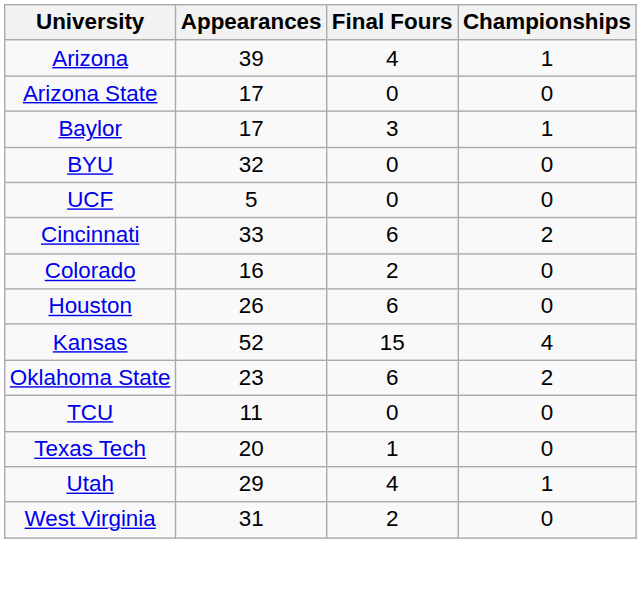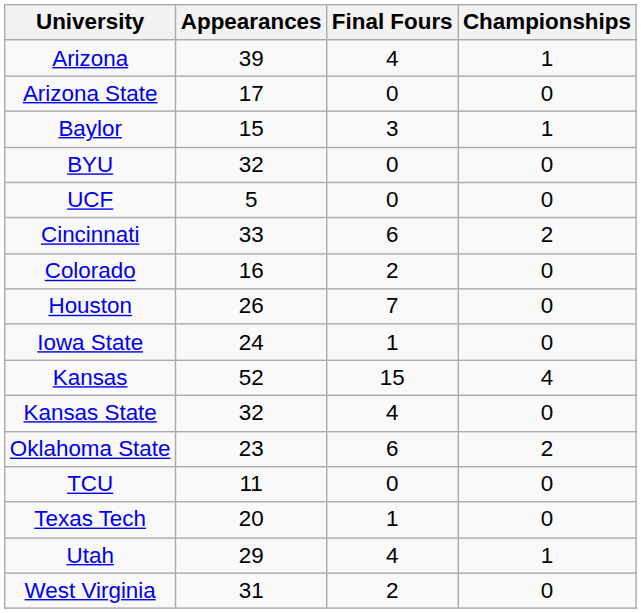(251, 128) 17 -> (251, 128) 15
(392, 306) 6 -> (392, 306) 7
+ row: (90, 341)
+ row: (90, 413)
